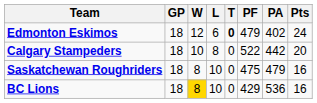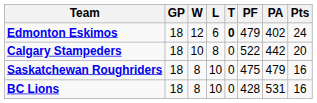(197, 88) gold background -> (197, 88) no background
(250, 88) 429 -> (250, 88) 428
(275, 88) 536 -> (275, 88) 531
